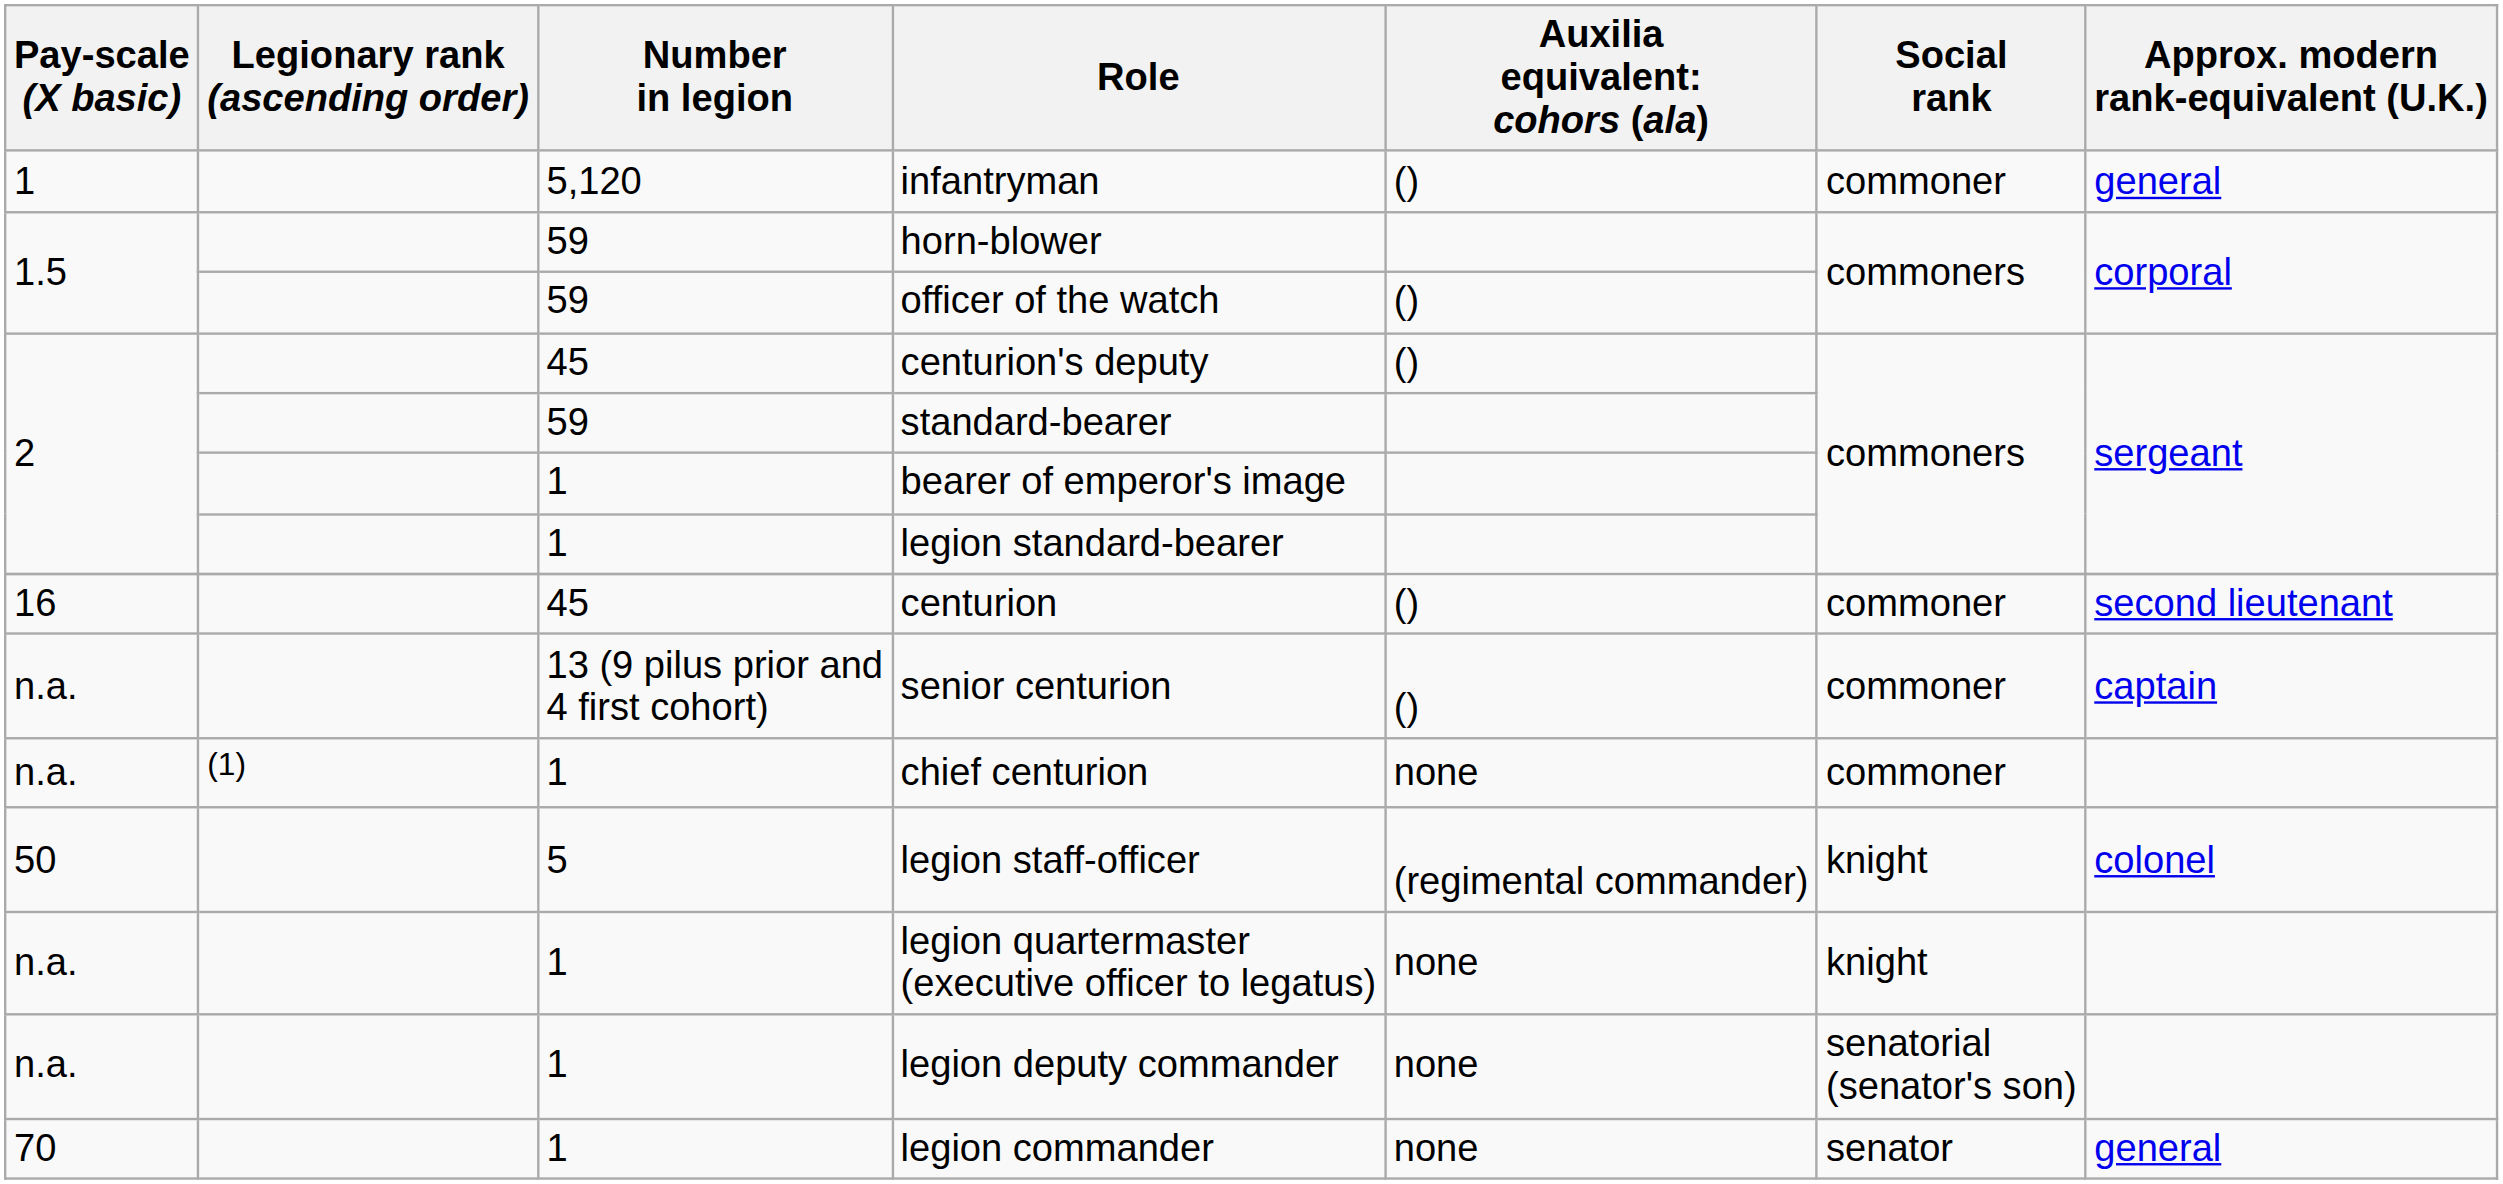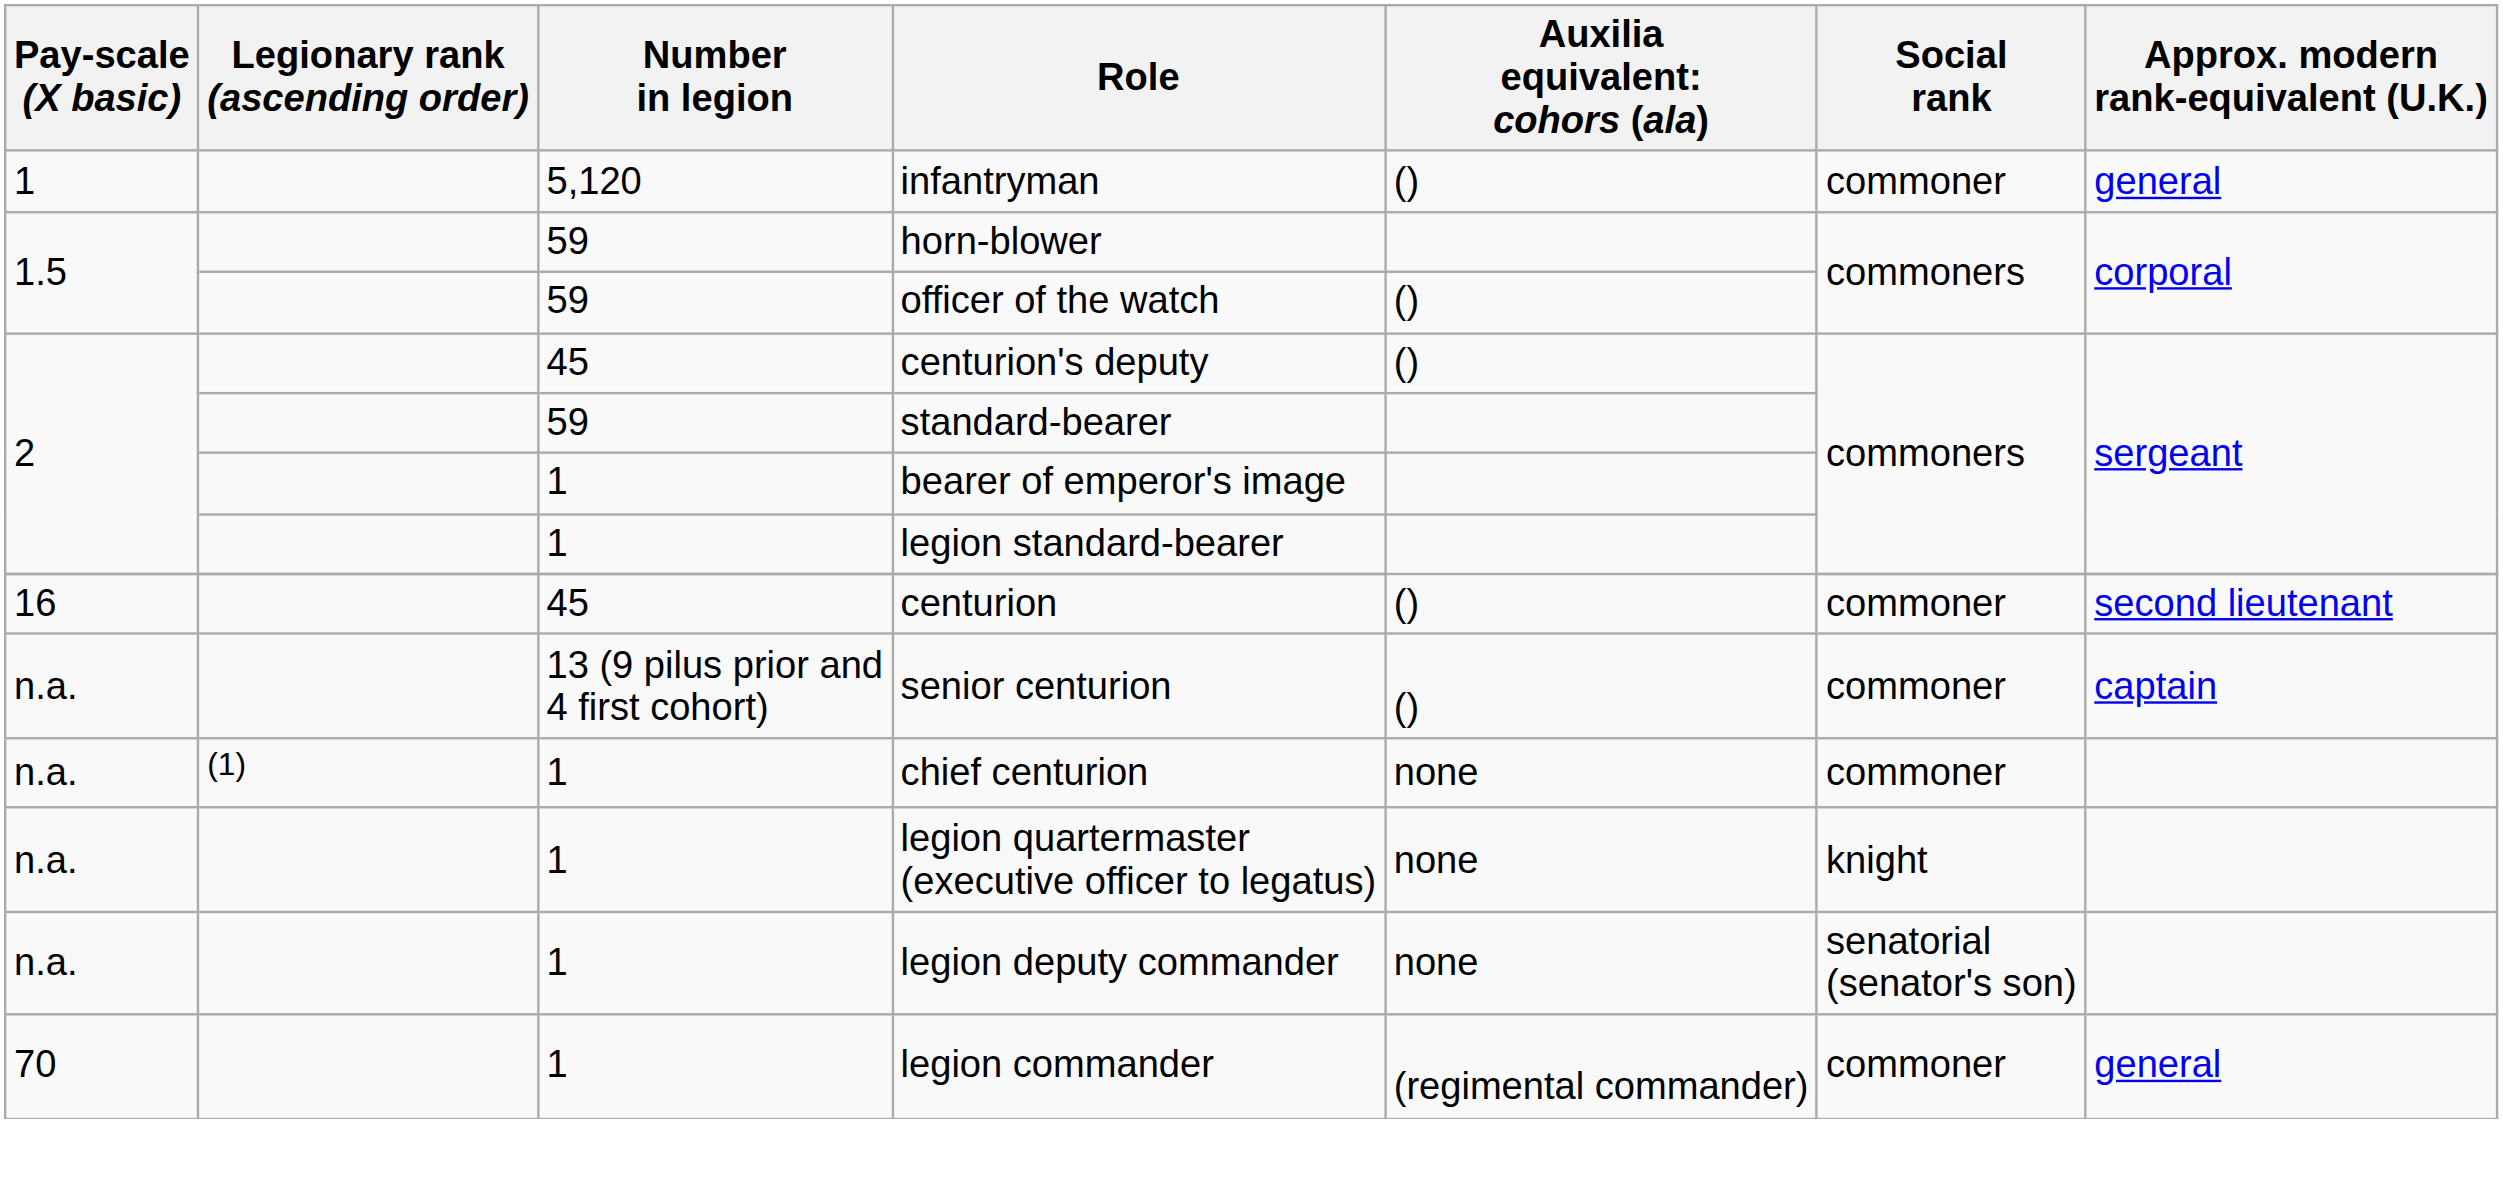- row: (1050, 859)
(1436, 1147) none -> (1601, 1087) (regimental commander)
(1890, 1147) senator -> (1916, 1065) commoner
